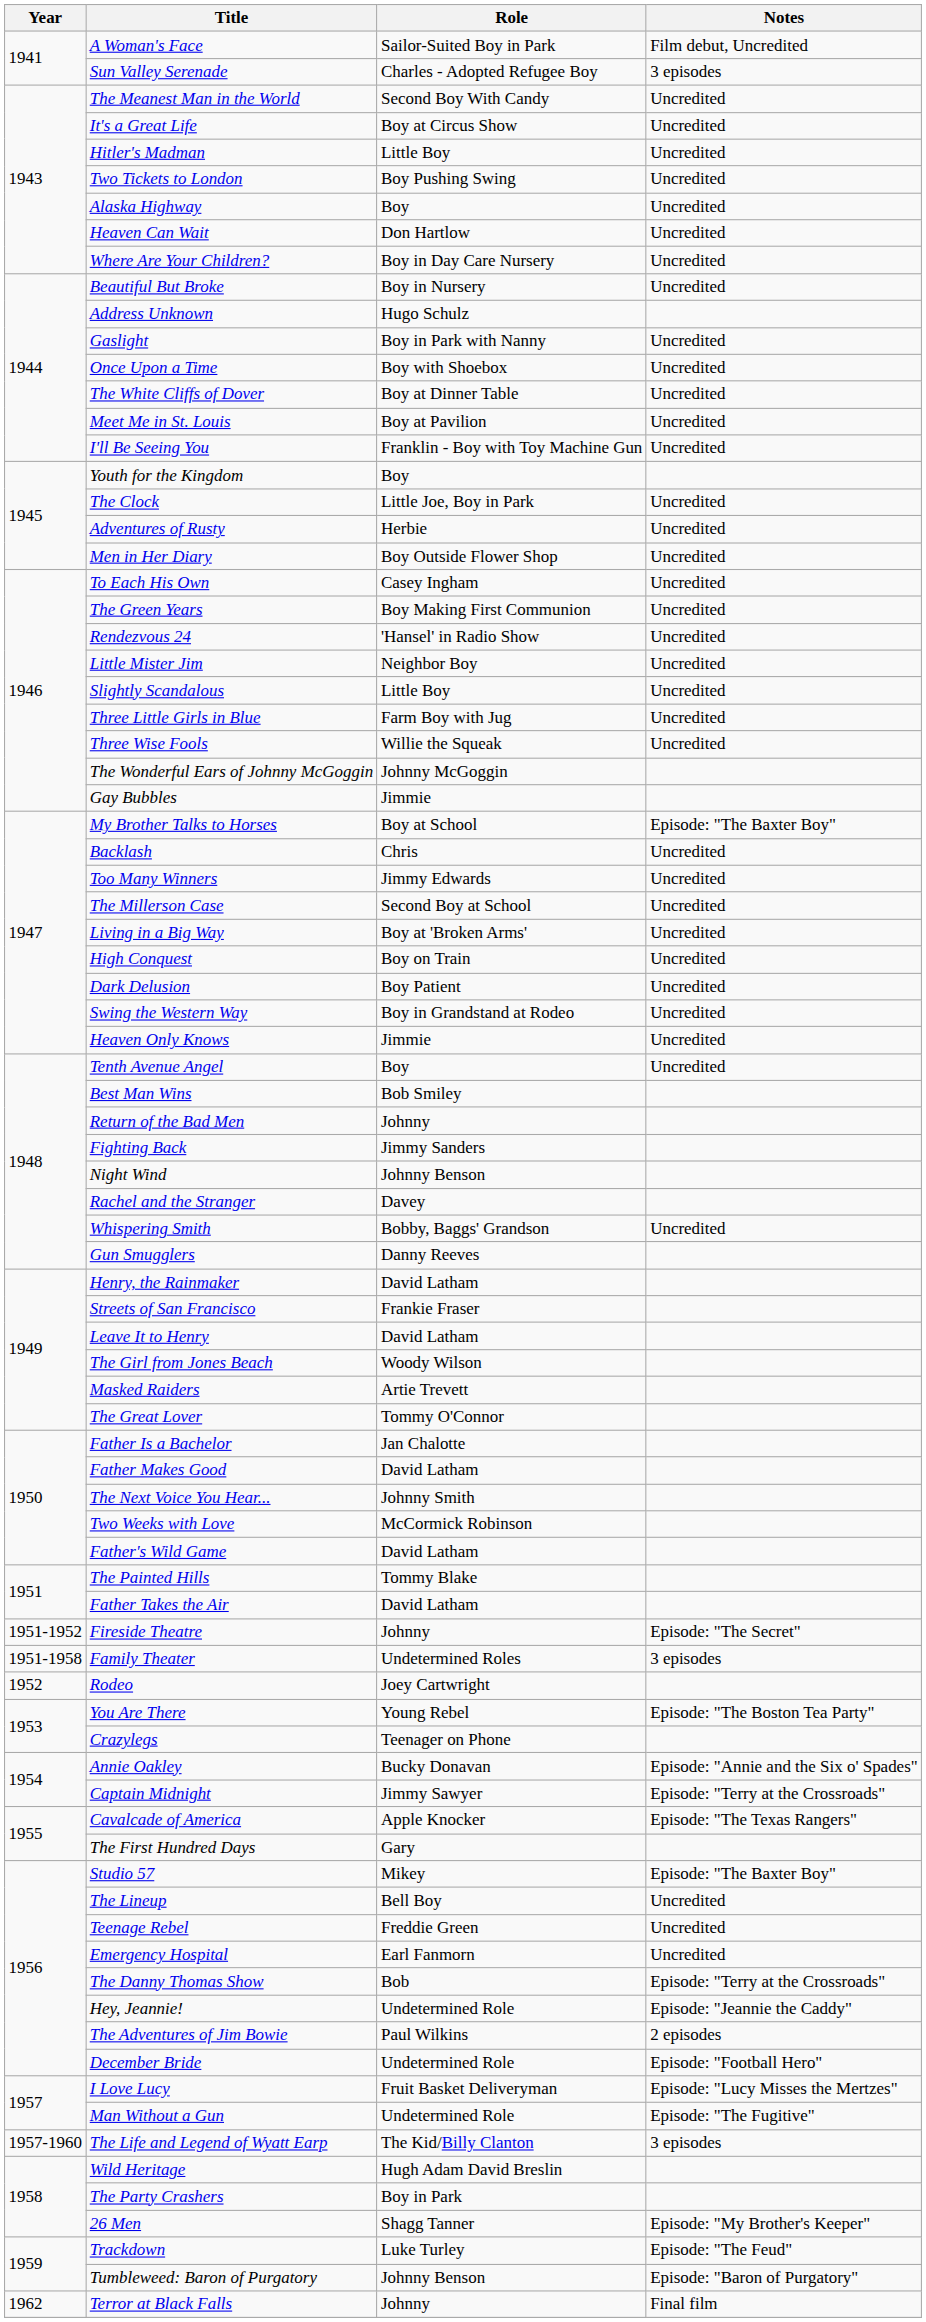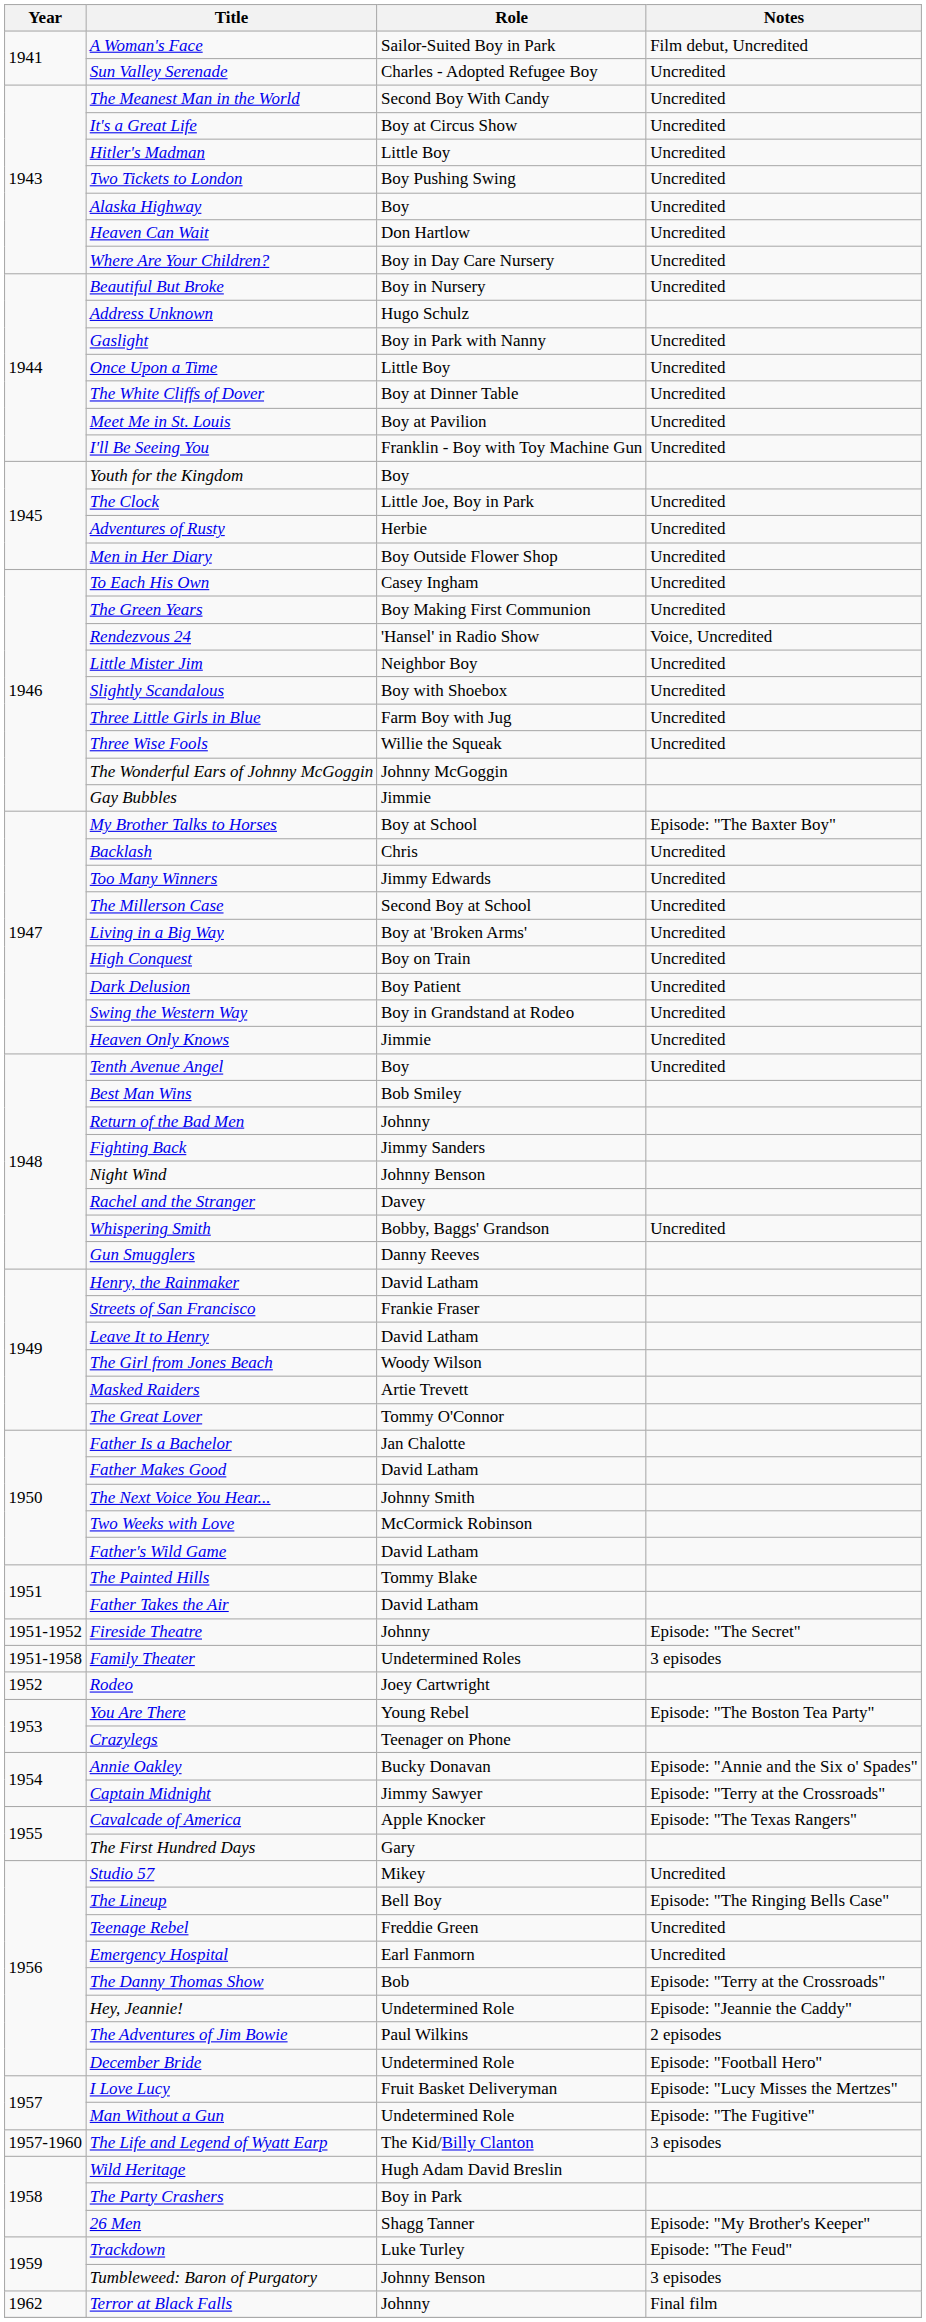(686, 71) 3 episodes -> (688, 71) Uncredited
(444, 367) Boy with Shoebox -> (416, 367) Little Boy
(688, 636) Uncredited -> (711, 636) Voice, Uncredited
(416, 690) Little Boy -> (444, 690) Boy with Shoebox
(743, 1873) Episode: "The Baxter Boy" -> (688, 1873) Uncredited
(688, 1900) Uncredited -> (770, 1900) Episode: "The Ringing Bells Case"
(754, 2277) Episode: "Baron of Purgatory" -> (686, 2277) 3 episodes
